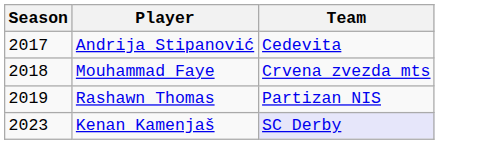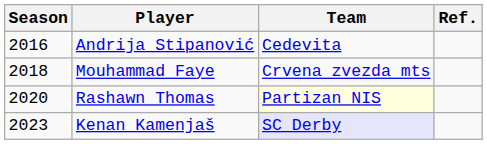+ column: (458, 18)
(28, 45) 2017 -> (28, 45) 2016
(28, 99) 2019 -> (28, 99) 2020
(322, 99) no background -> (322, 99) lightyellow background
